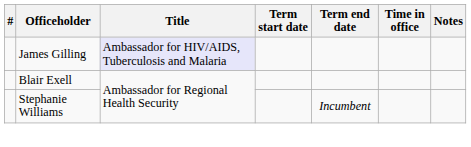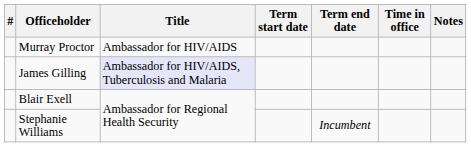+ row: (57, 47)
